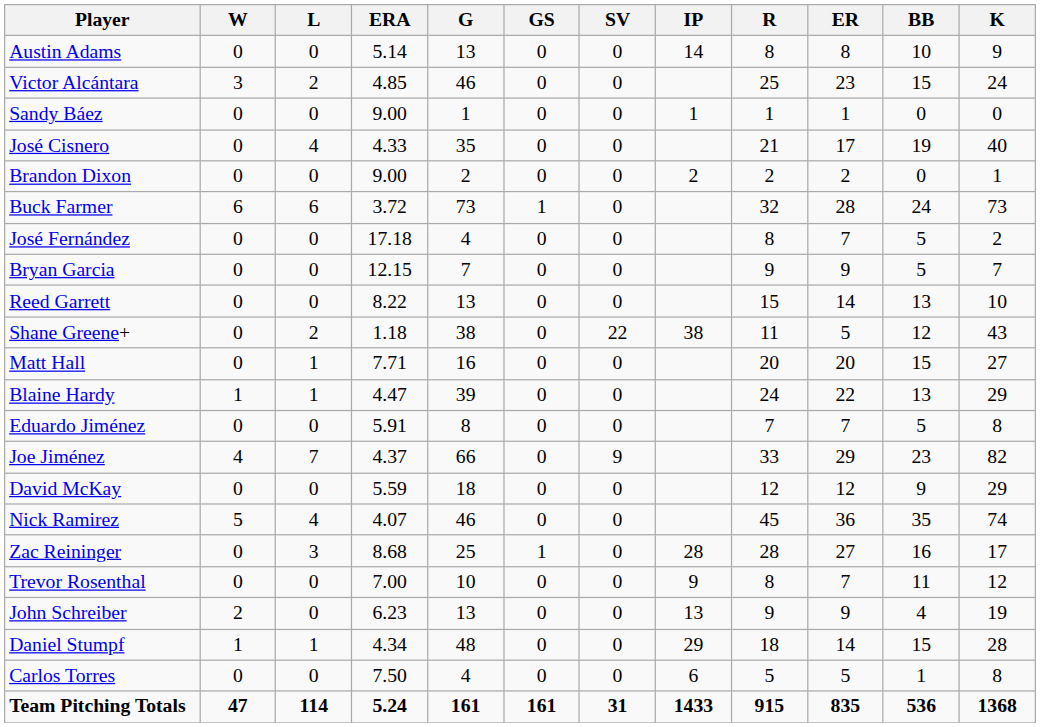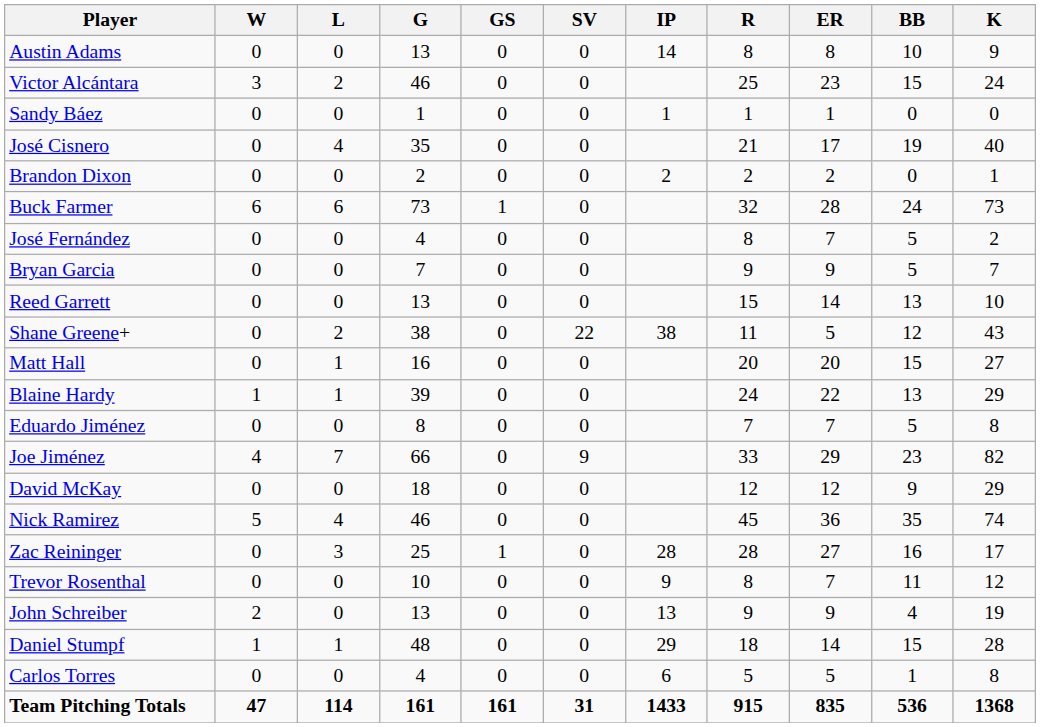- column: (390, 20)
